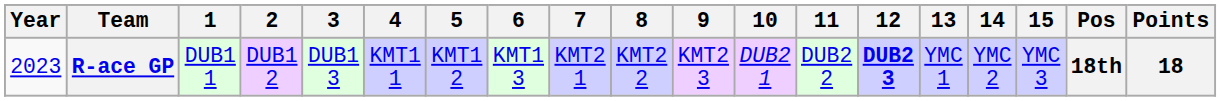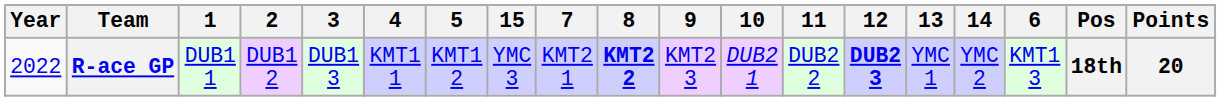columns swapped: (518, 22) <-> (1041, 22)
(36, 67) 2023 -> (36, 67) 2022
(642, 67) normal -> (629, 67) bold
(1171, 67) 18 -> (1171, 67) 20
